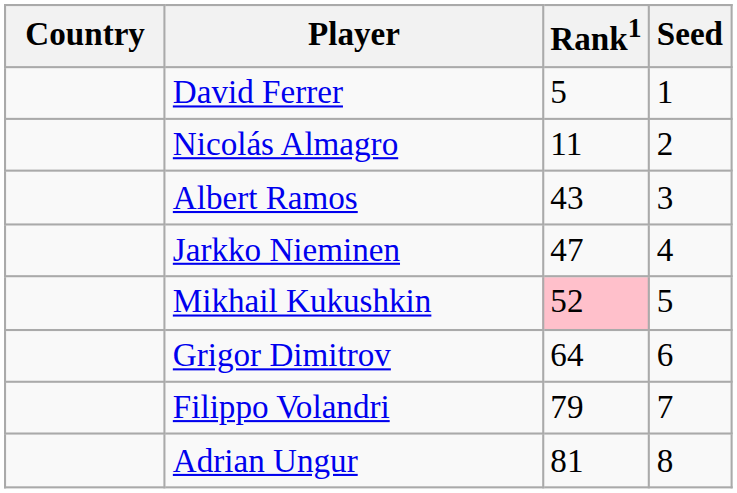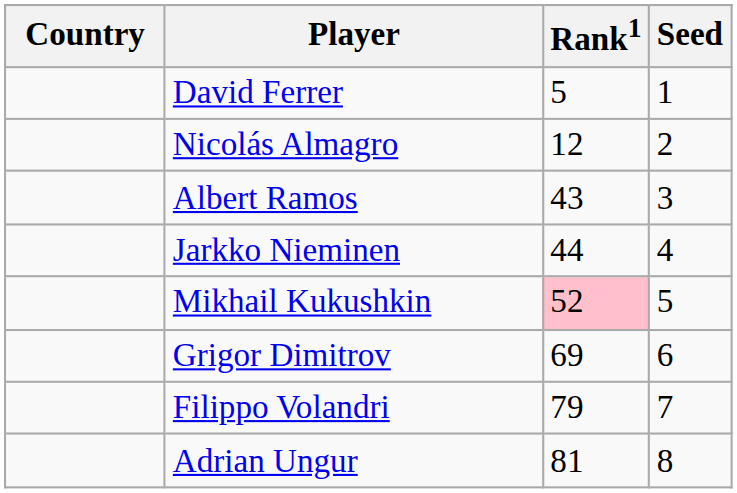(566, 144) 11 -> (567, 144) 12
(567, 249) 47 -> (567, 249) 44
(567, 354) 64 -> (567, 354) 69
